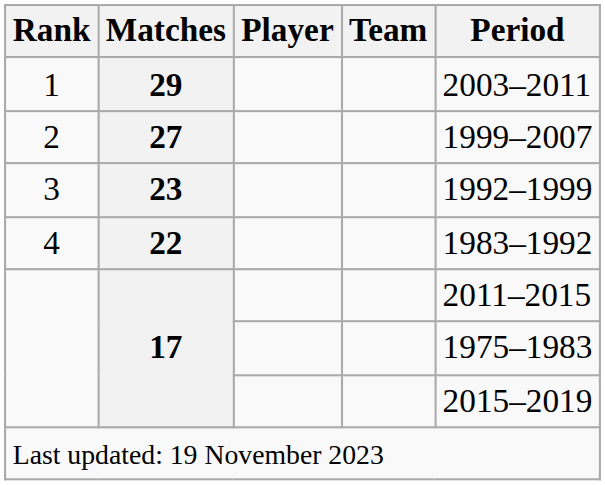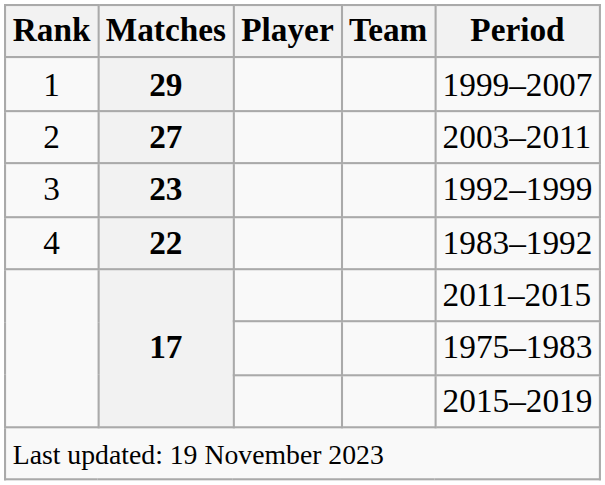(517, 83) 2003–2011 -> (518, 83) 1999–2007
(518, 136) 1999–2007 -> (517, 136) 2003–2011
